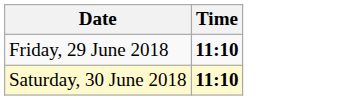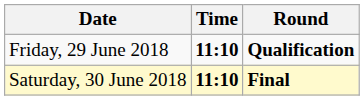+ column: (301, 19)
